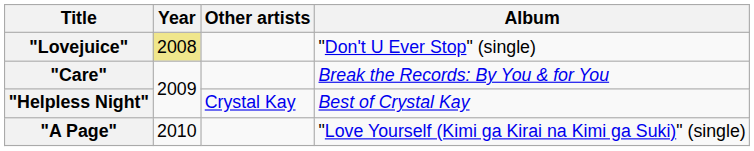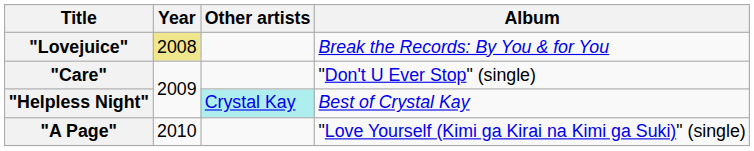(427, 46) "Don't U Ever Stop" (single) -> (464, 46) Break the Records: By You & for You
(464, 74) Break the Records: By You & for You -> (427, 74) "Don't U Ever Stop" (single)
(250, 103) no background -> (250, 103) paleturquoise background
